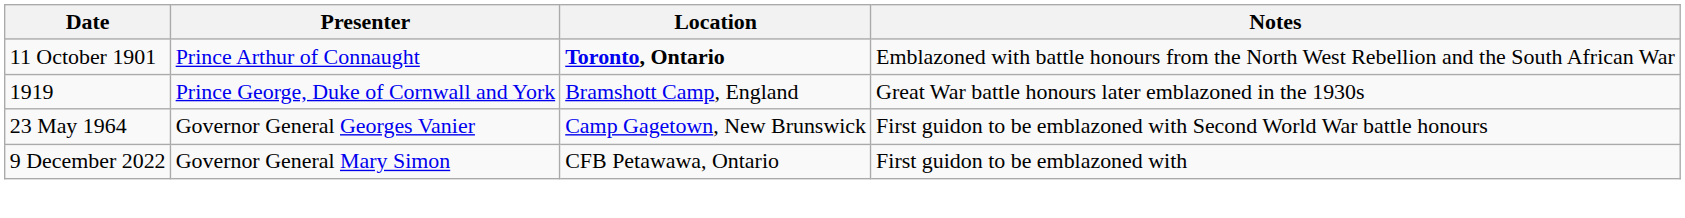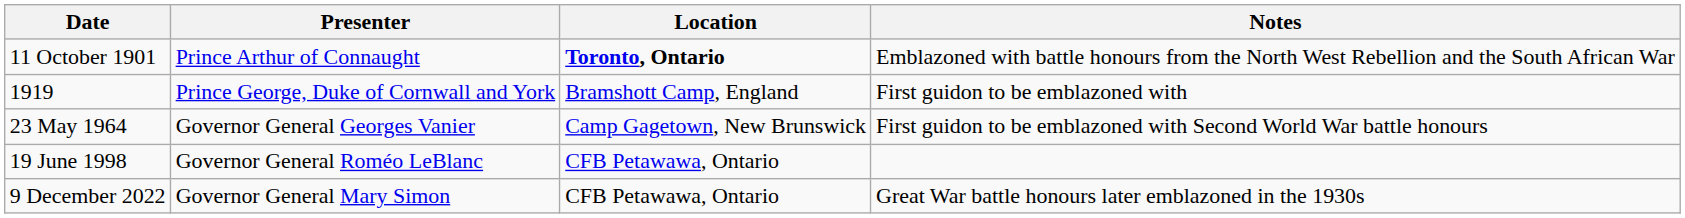(1120, 91) Great War battle honours later emblazoned in the 1930s -> (1032, 91) First guidon to be emblazoned with
+ row: (68, 160)
(1032, 160) First guidon to be emblazoned with -> (1120, 195) Great War battle honours later emblazoned in the 1930s
